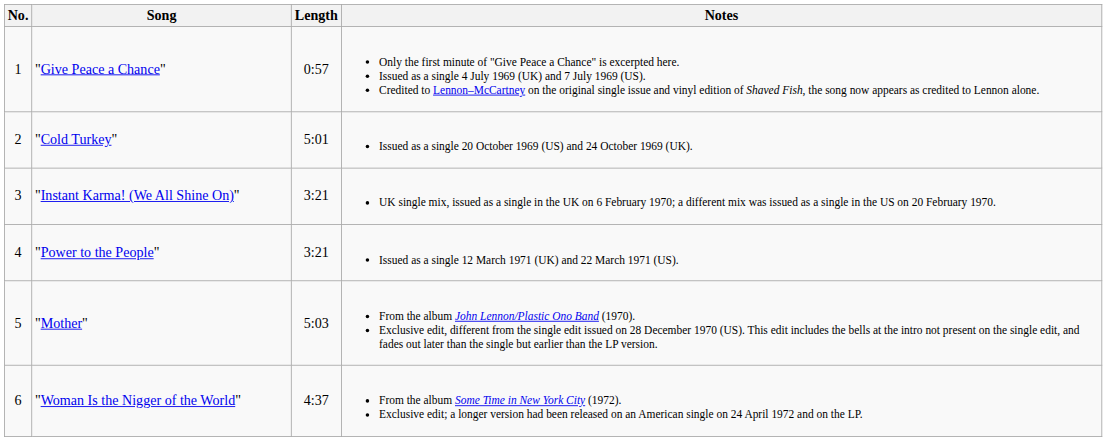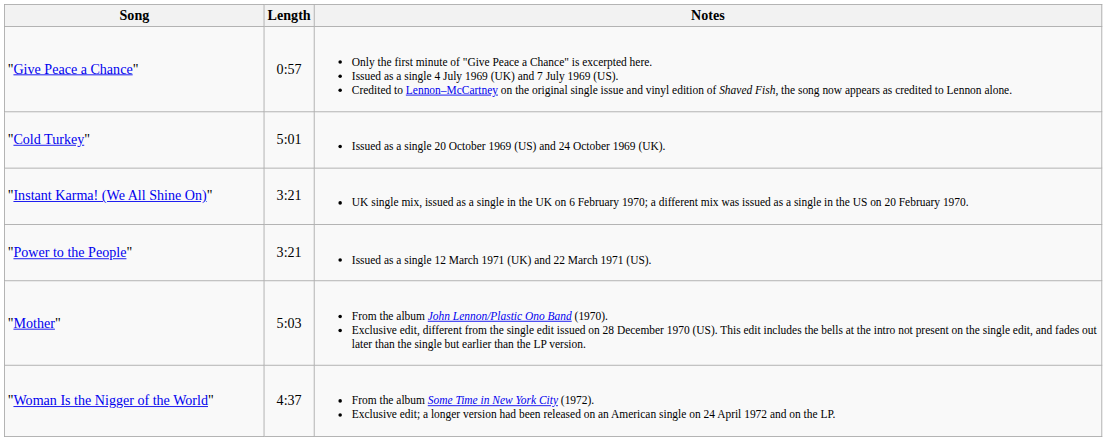- column: (18, 15)
